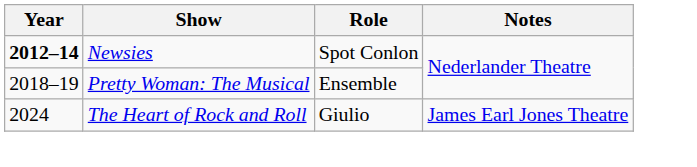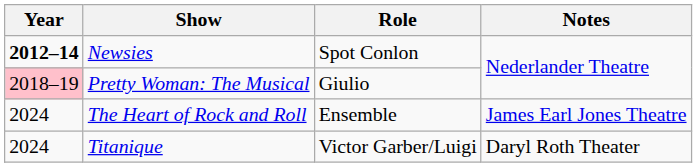(44, 83) no background -> (44, 83) pink background
(358, 83) Ensemble -> (344, 83) Giulio
(344, 114) Giulio -> (358, 114) Ensemble
+ row: (125, 146)
